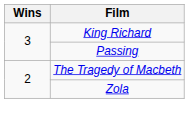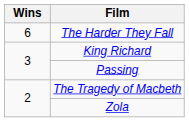+ row: (117, 32)
